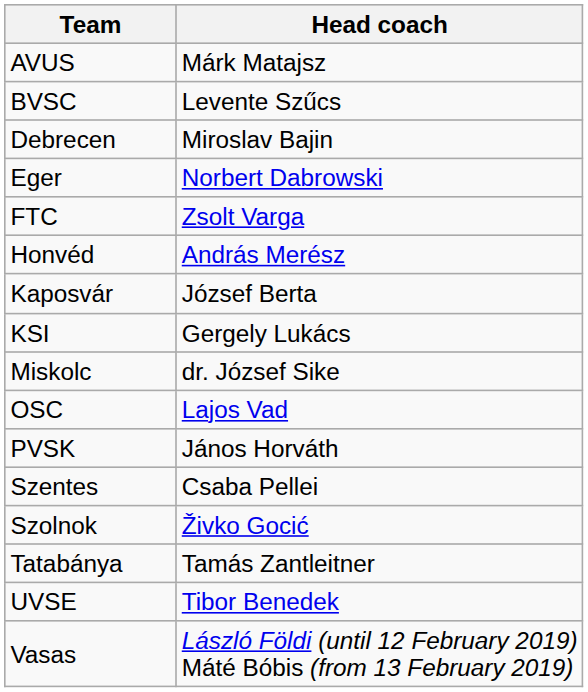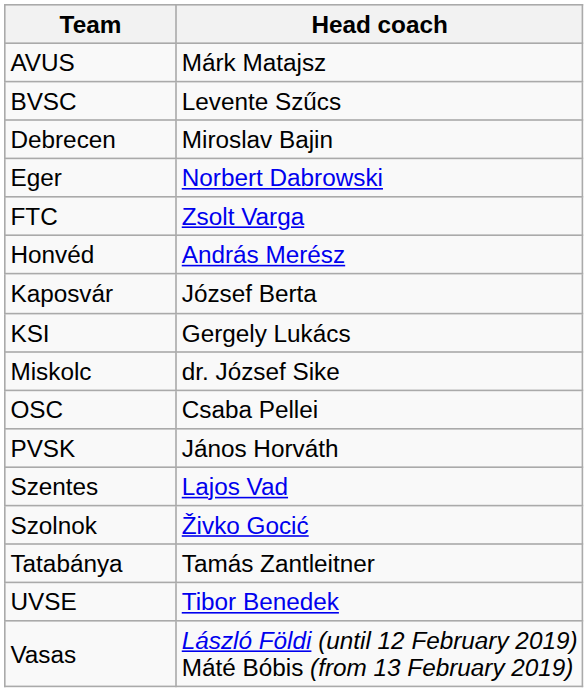(235, 409) Lajos Vad -> (250, 409) Csaba Pellei
(250, 486) Csaba Pellei -> (235, 486) Lajos Vad
